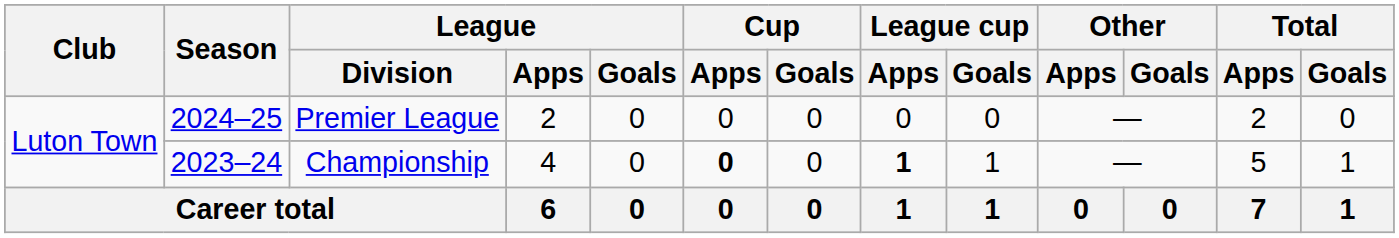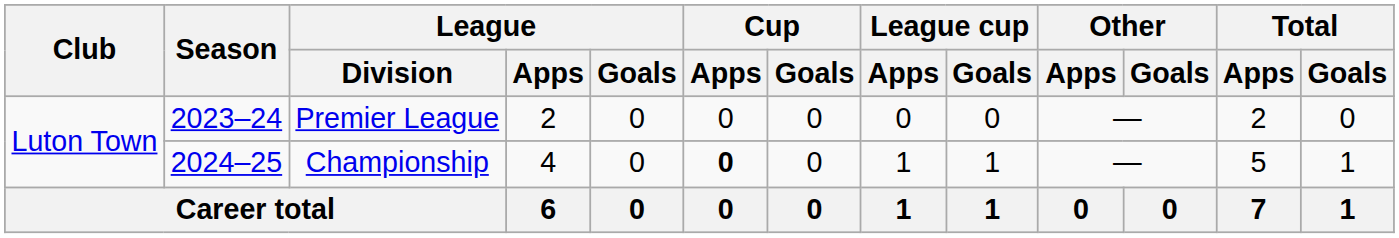(226, 118) 2024–25 -> (226, 118) 2023–24
(226, 163) 2023–24 -> (226, 163) 2024–25
(903, 163) bold -> (903, 163) normal
